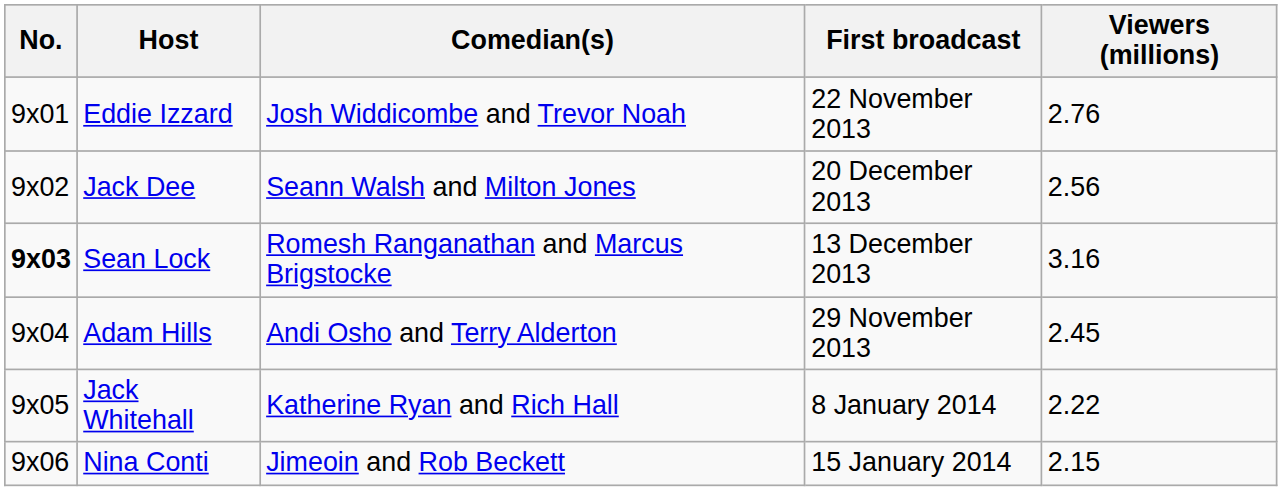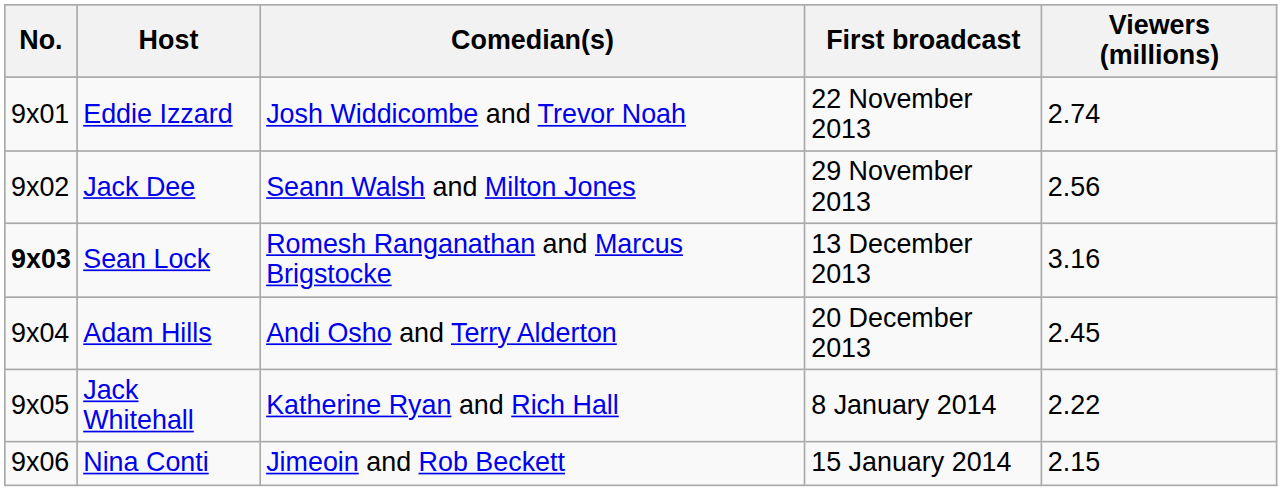(1074, 113) 2.76 -> (1074, 113) 2.74
(892, 186) 20 December 2013 -> (892, 186) 29 November 2013
(892, 332) 29 November 2013 -> (892, 332) 20 December 2013
